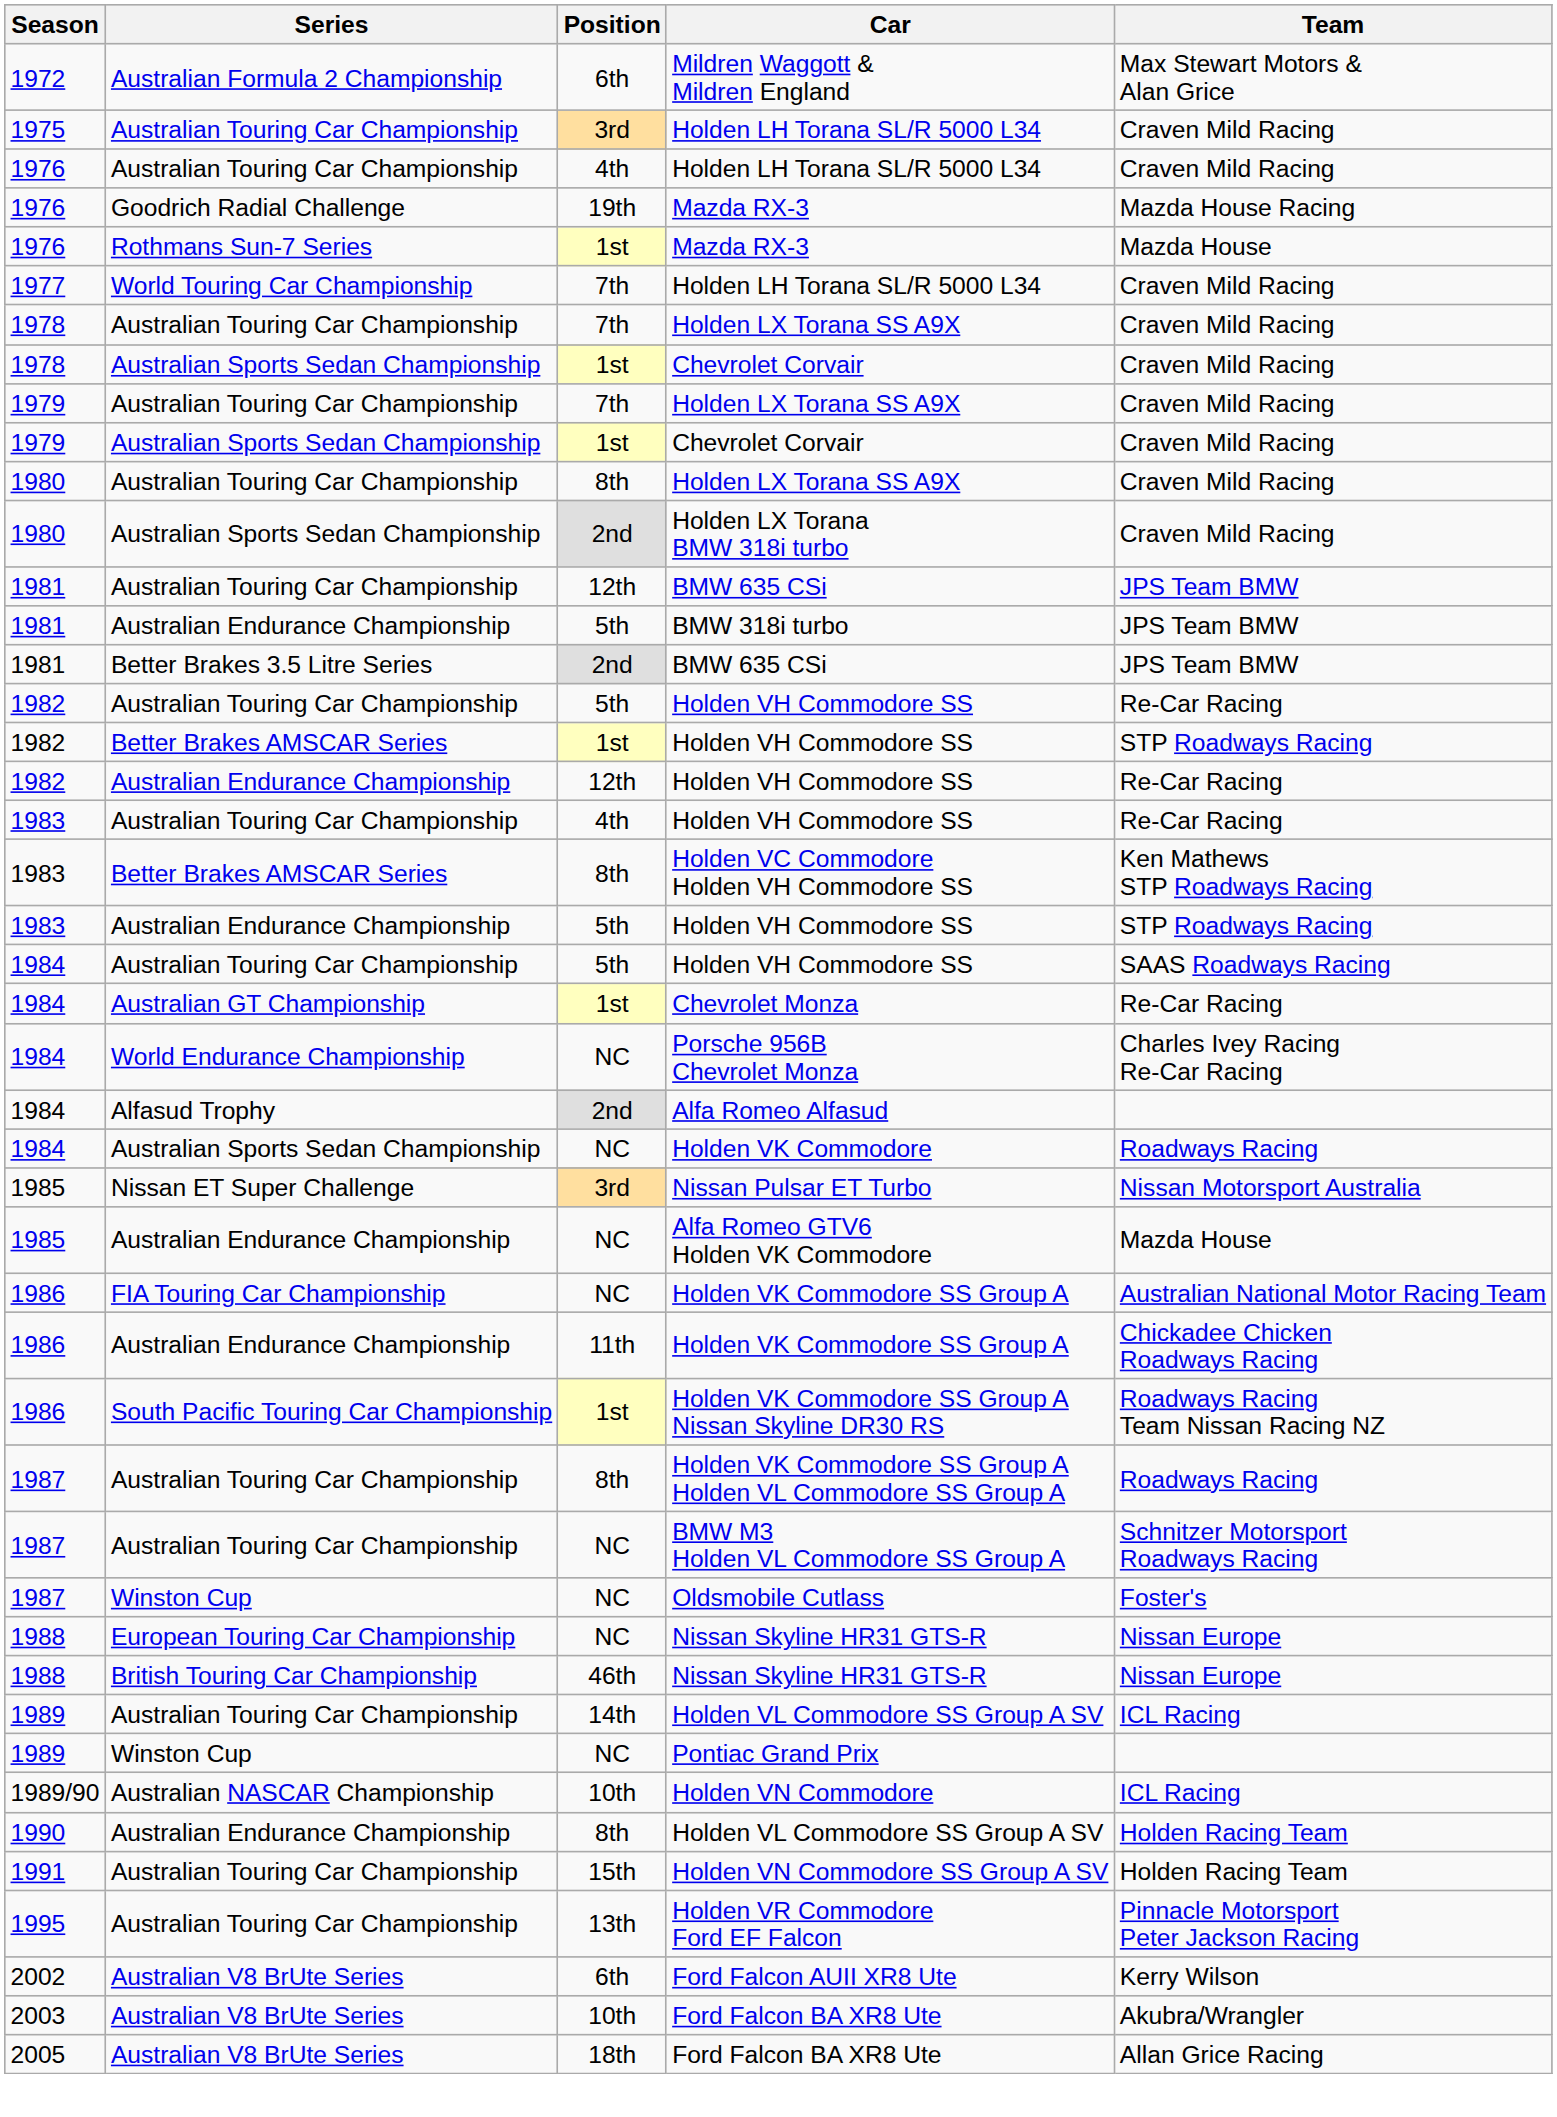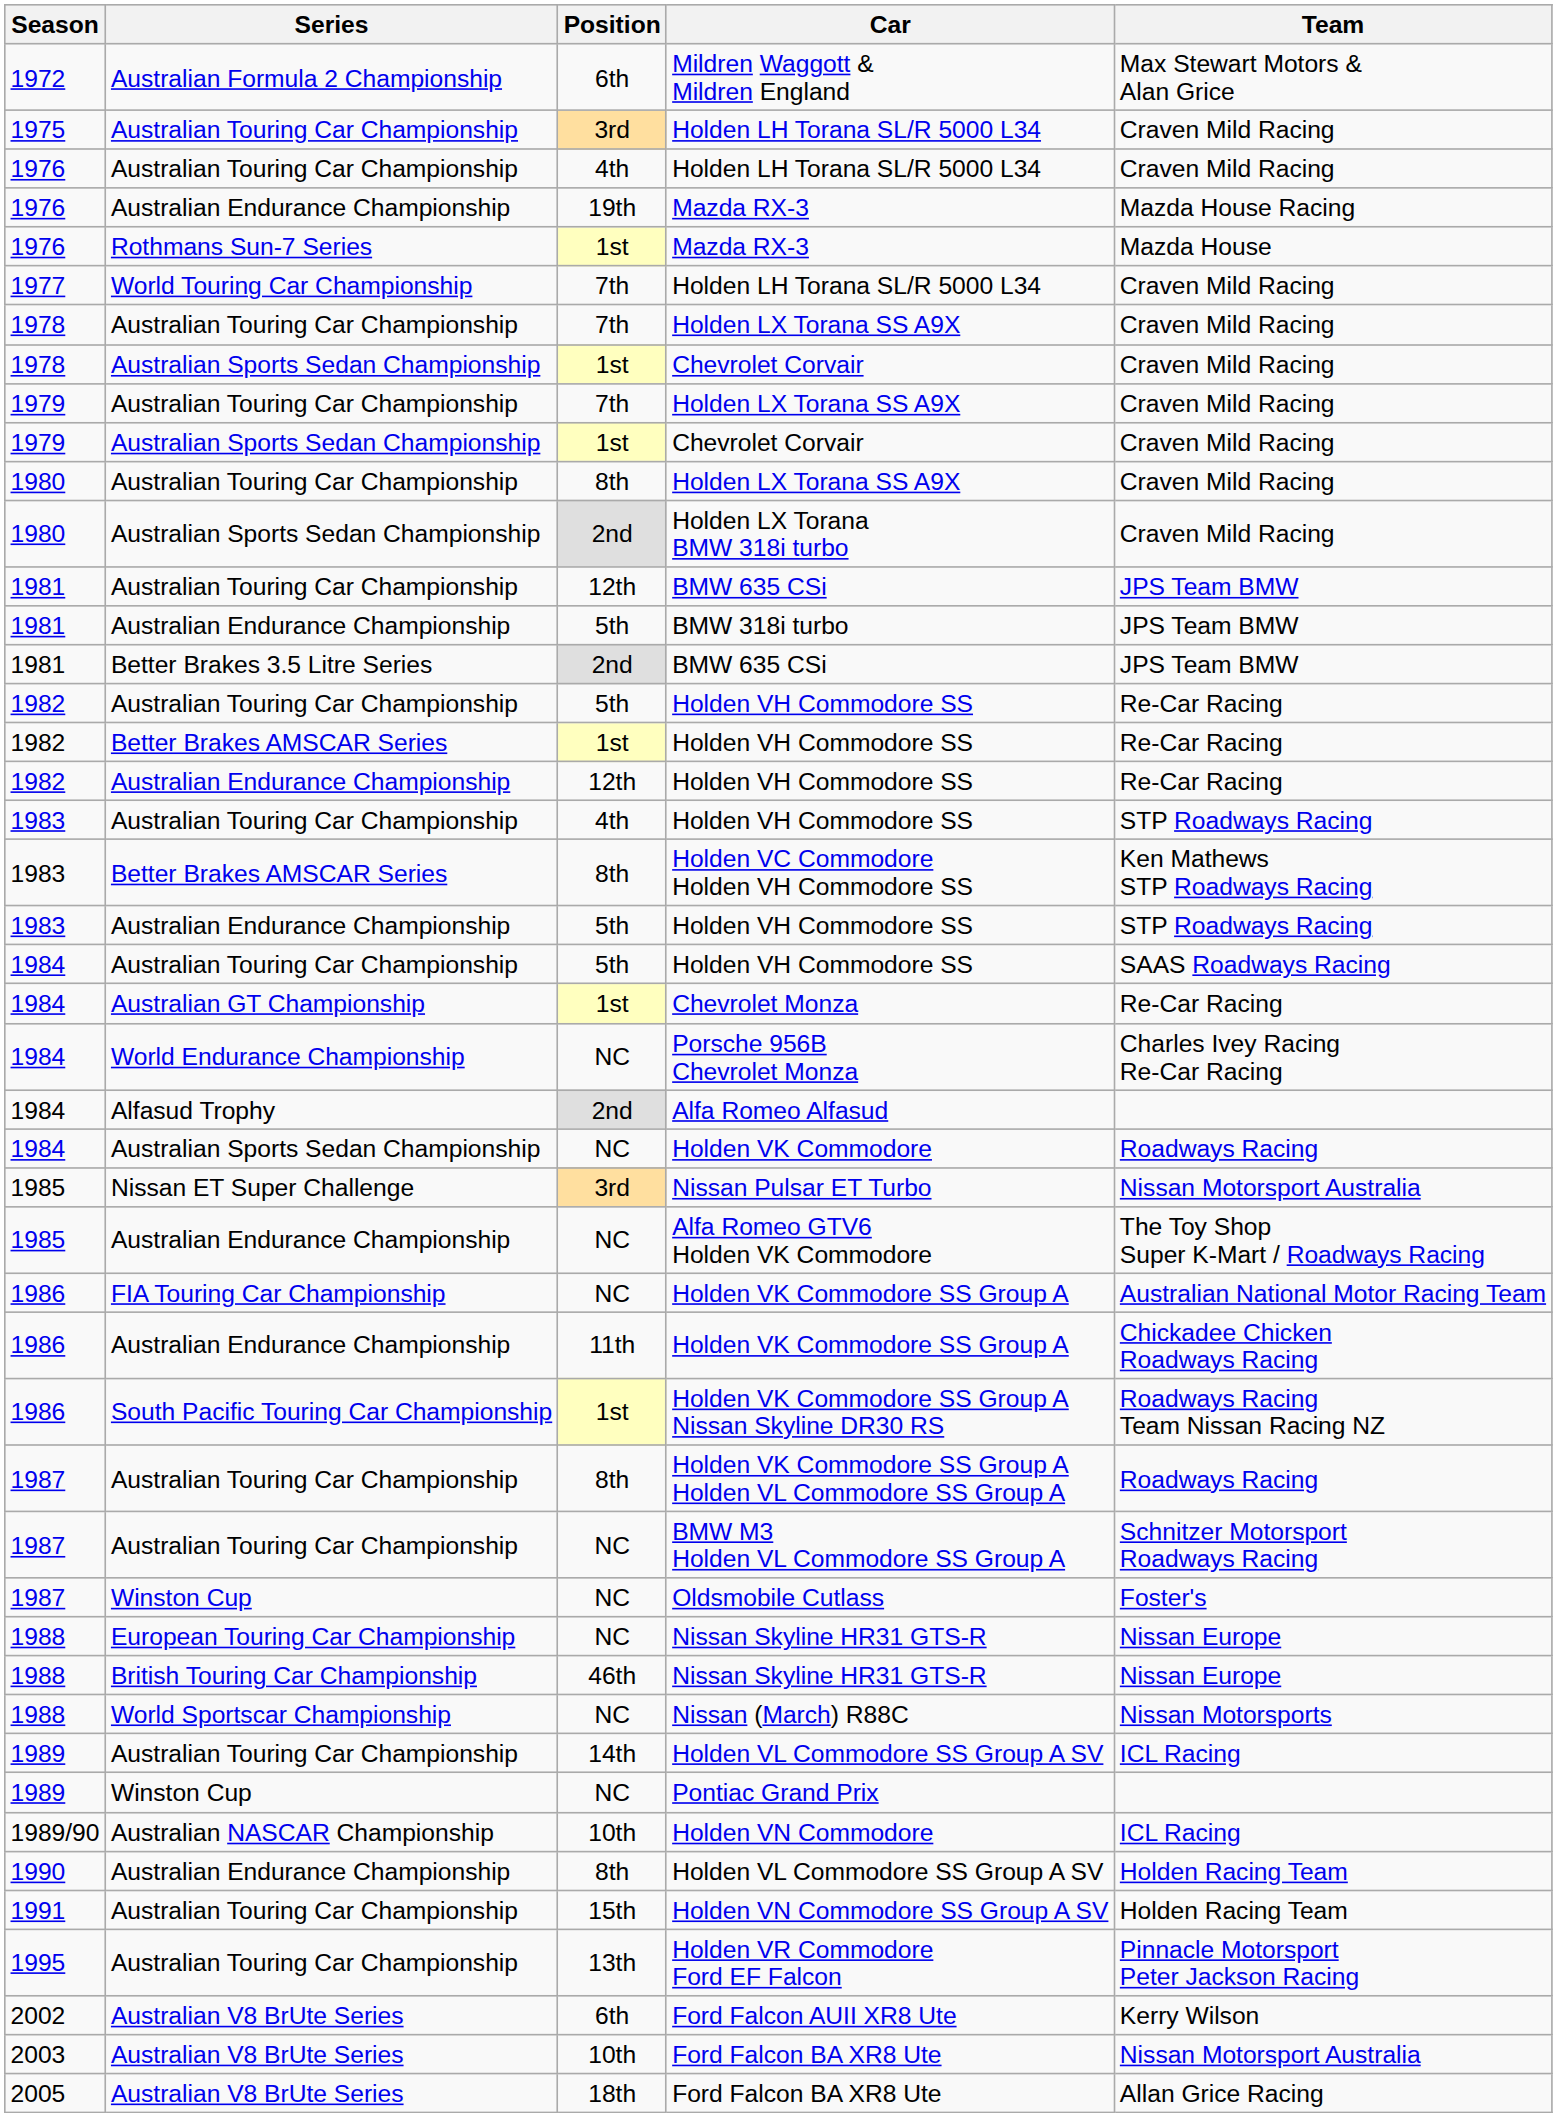(258, 208) Goodrich Radial Challenge -> (311, 208) Australian Endurance Championship
(1246, 742) STP Roadways Racing -> (1201, 742) Re-Car Racing
(1201, 820) Re-Car Racing -> (1246, 820) STP Roadways Racing
(1196, 1240) Mazda House -> (1302, 1240) The Toy Shop Super K-Mart / Roadways Racing
+ row: (612, 1715)
(1212, 2015) Akubra/Wrangler -> (1270, 2054) Nissan Motorsport Australia
